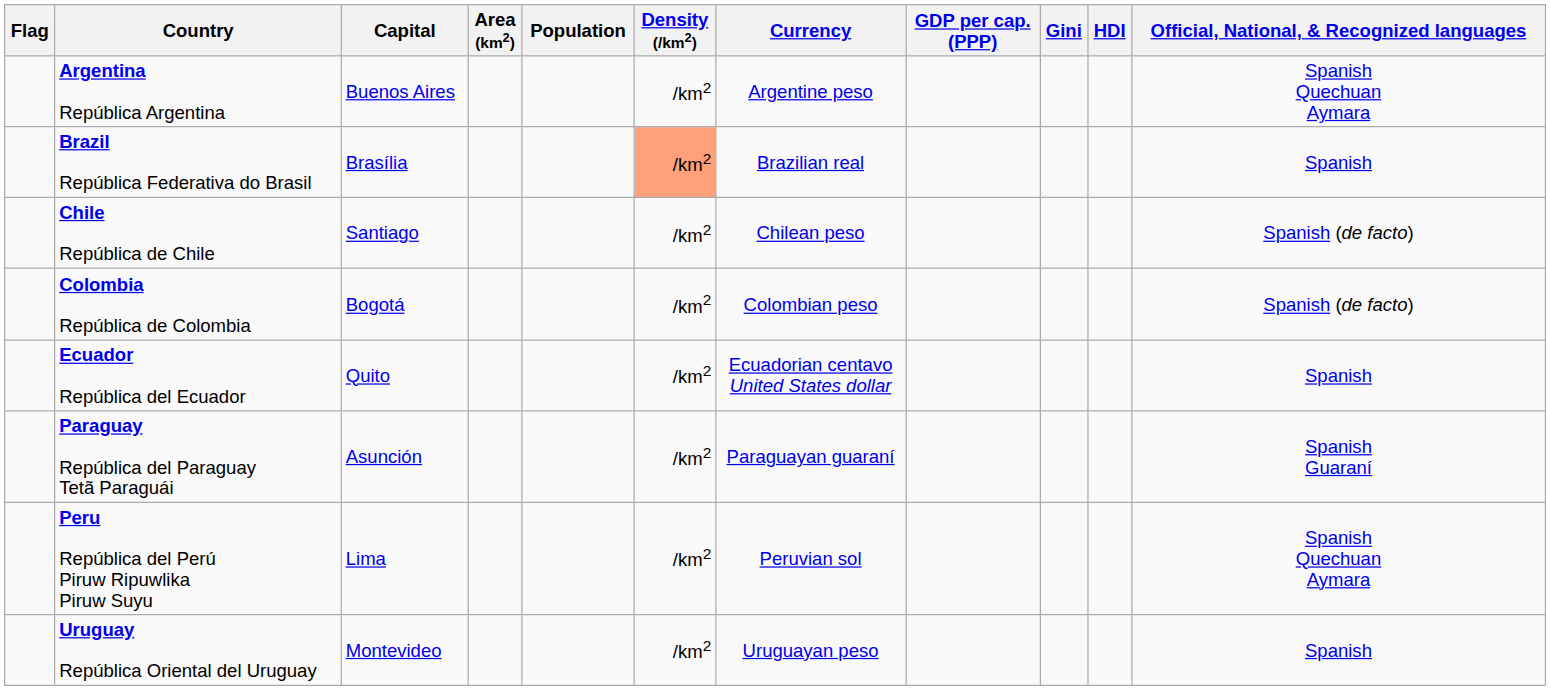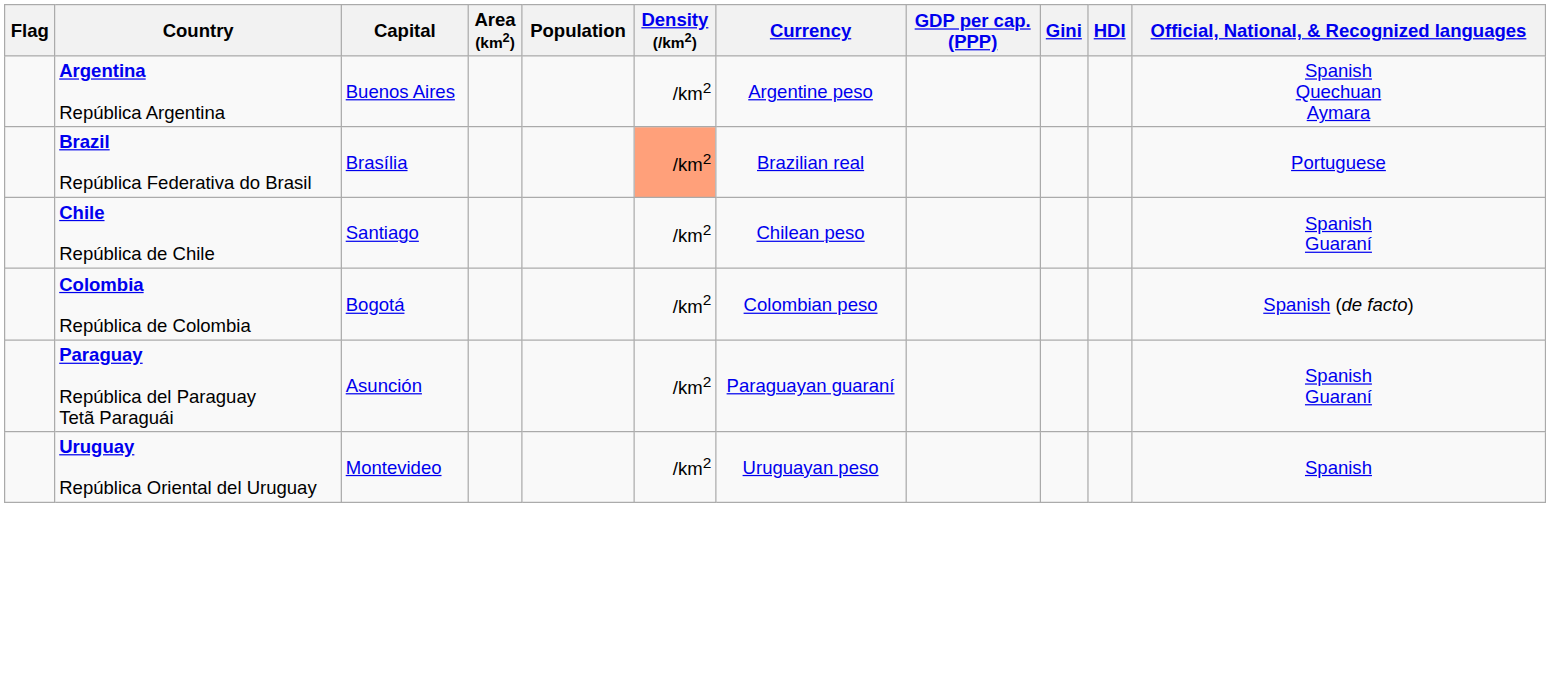(1338, 163) Spanish -> (1338, 163) Portuguese
(1338, 233) Spanish (de facto) -> (1338, 233) Spanish Guaraní
- row: (152, 375)
- row: (137, 558)
